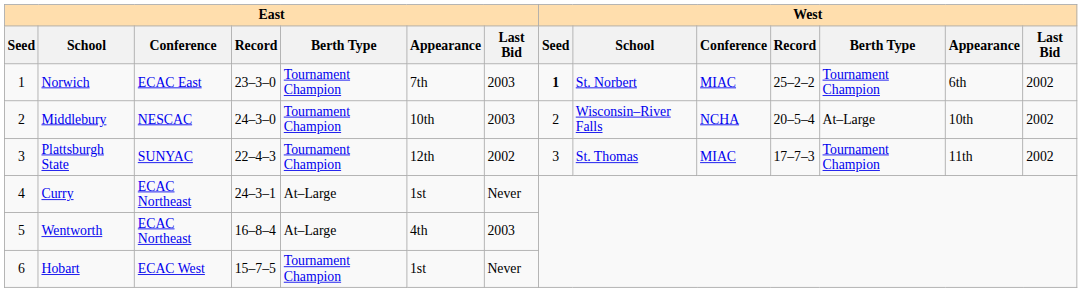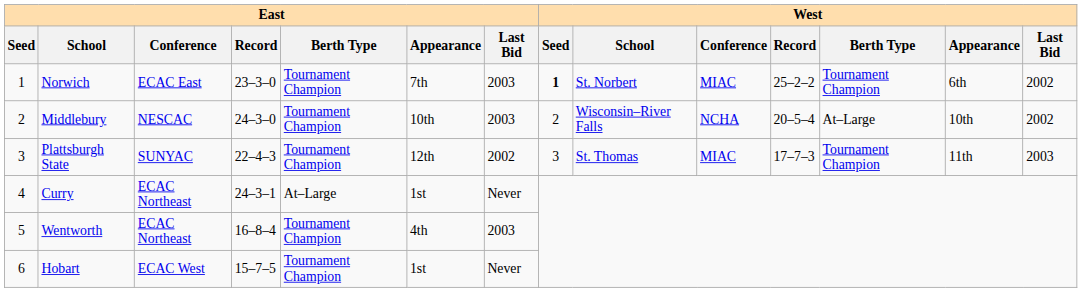(1040, 156) 2002 -> (1040, 156) 2003
(310, 231) At–Large -> (317, 231) Tournament Champion
